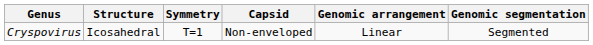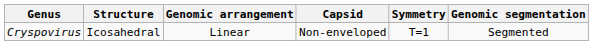columns swapped: (193, 14) <-> (382, 14)
